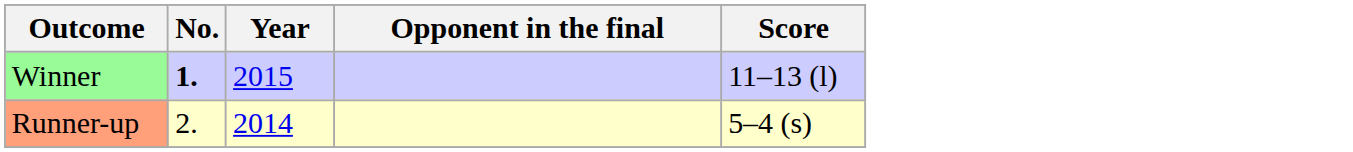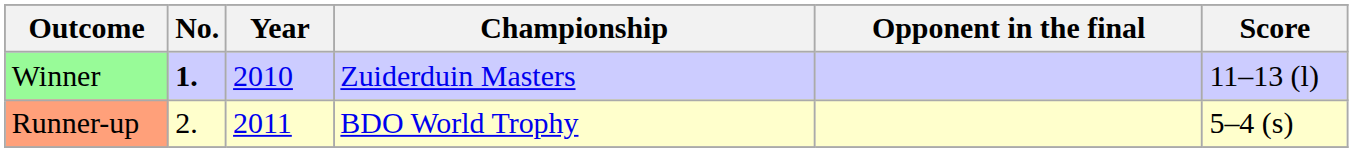+ column: (574, 28)
(263, 75) 2015 -> (263, 75) 2010
(263, 123) 2014 -> (262, 123) 2011
